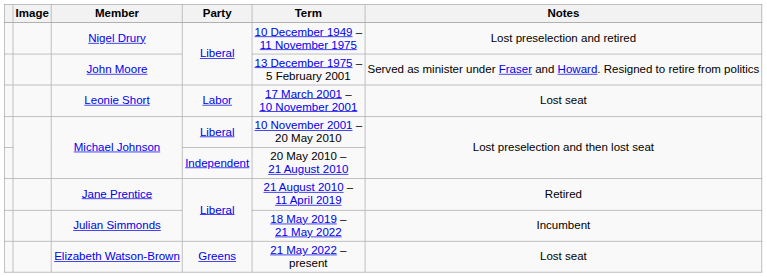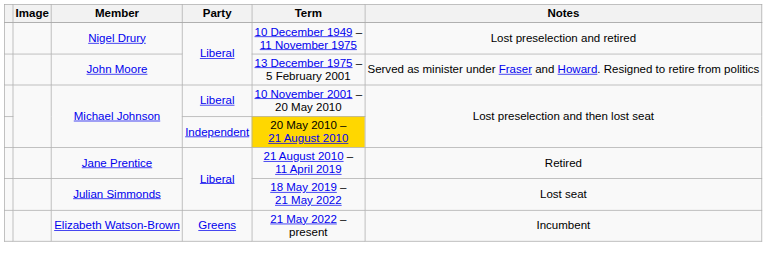- row: (117, 100)
(308, 163) no background -> (308, 132) gold background
(563, 225) Incumbent -> (563, 194) Lost seat
(563, 256) Lost seat -> (563, 225) Incumbent
